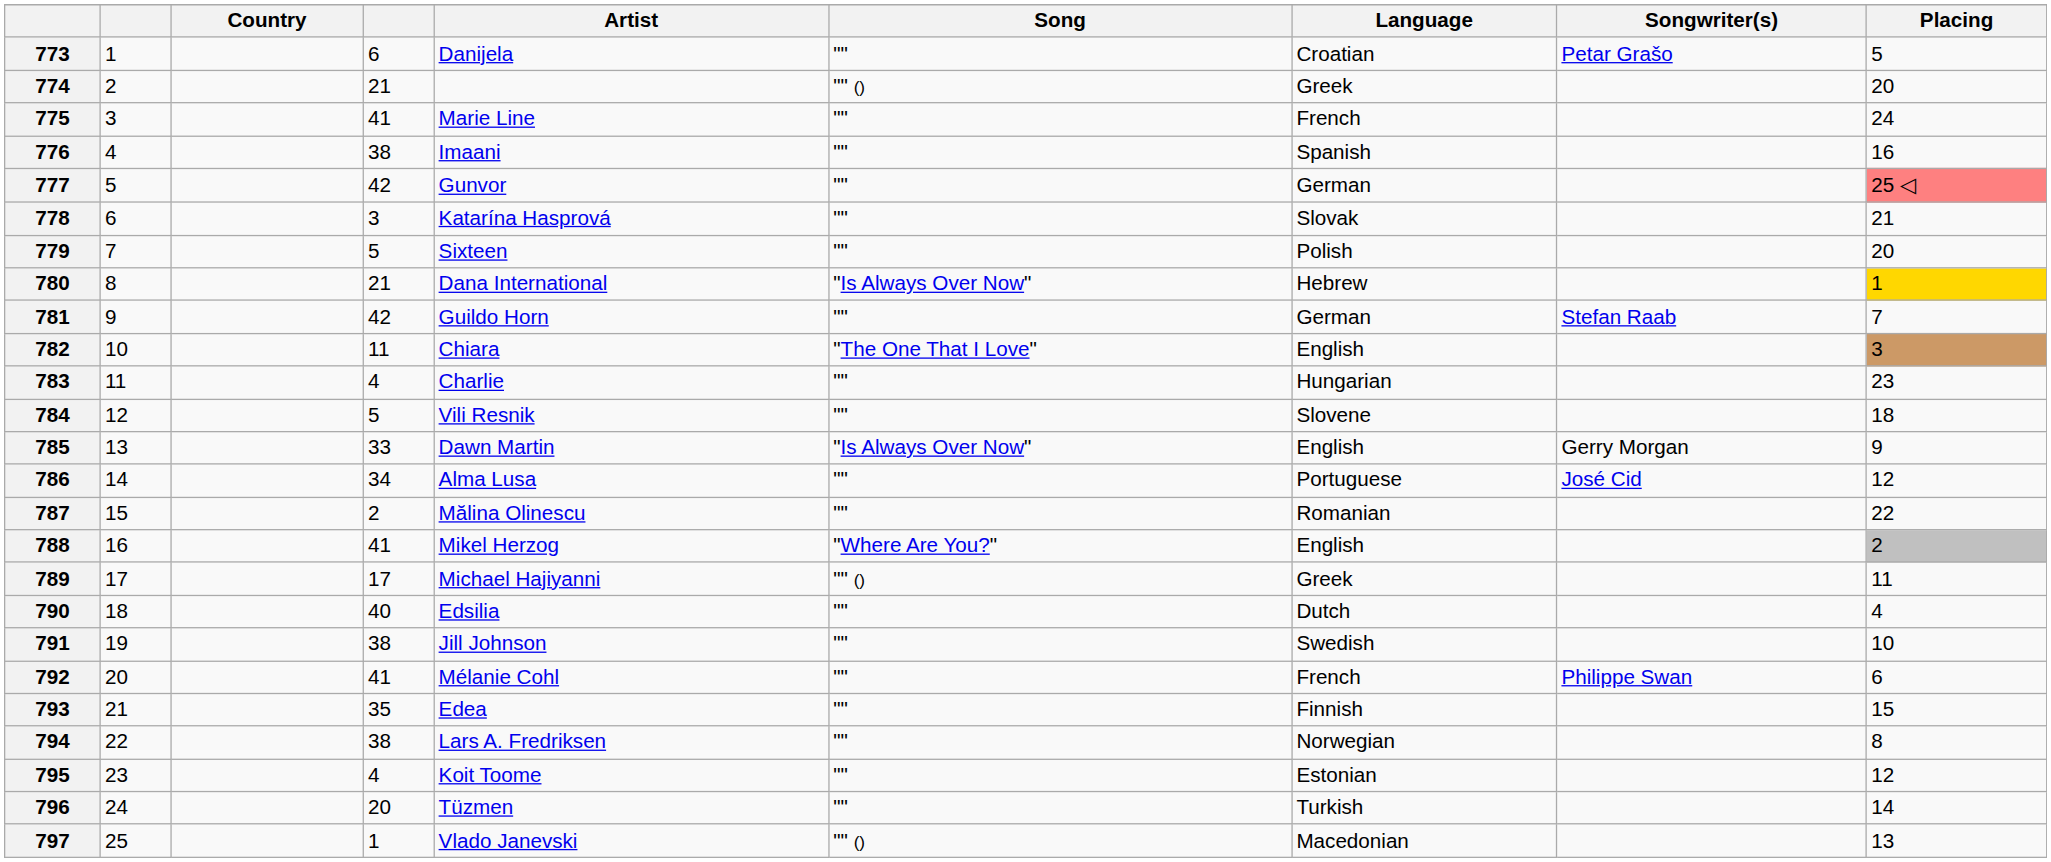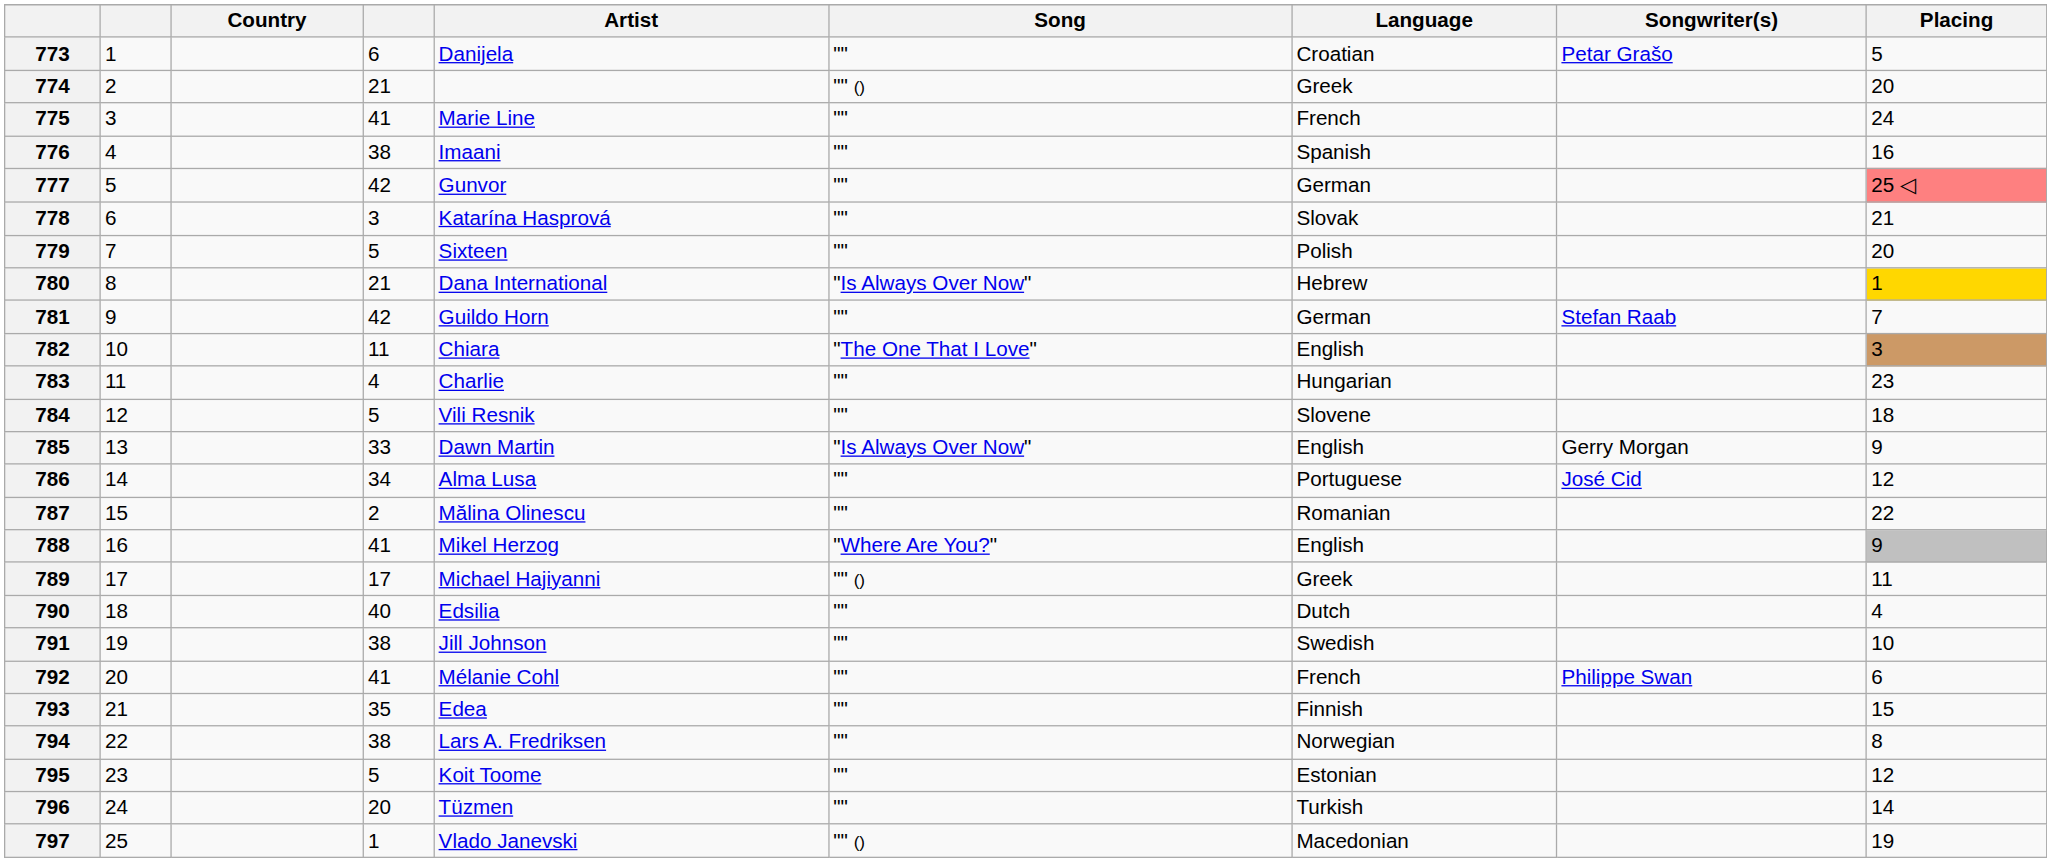(1877, 545) 2 -> (1877, 545) 9
(374, 775) 4 -> (374, 775) 5
(1883, 840) 13 -> (1883, 840) 19
